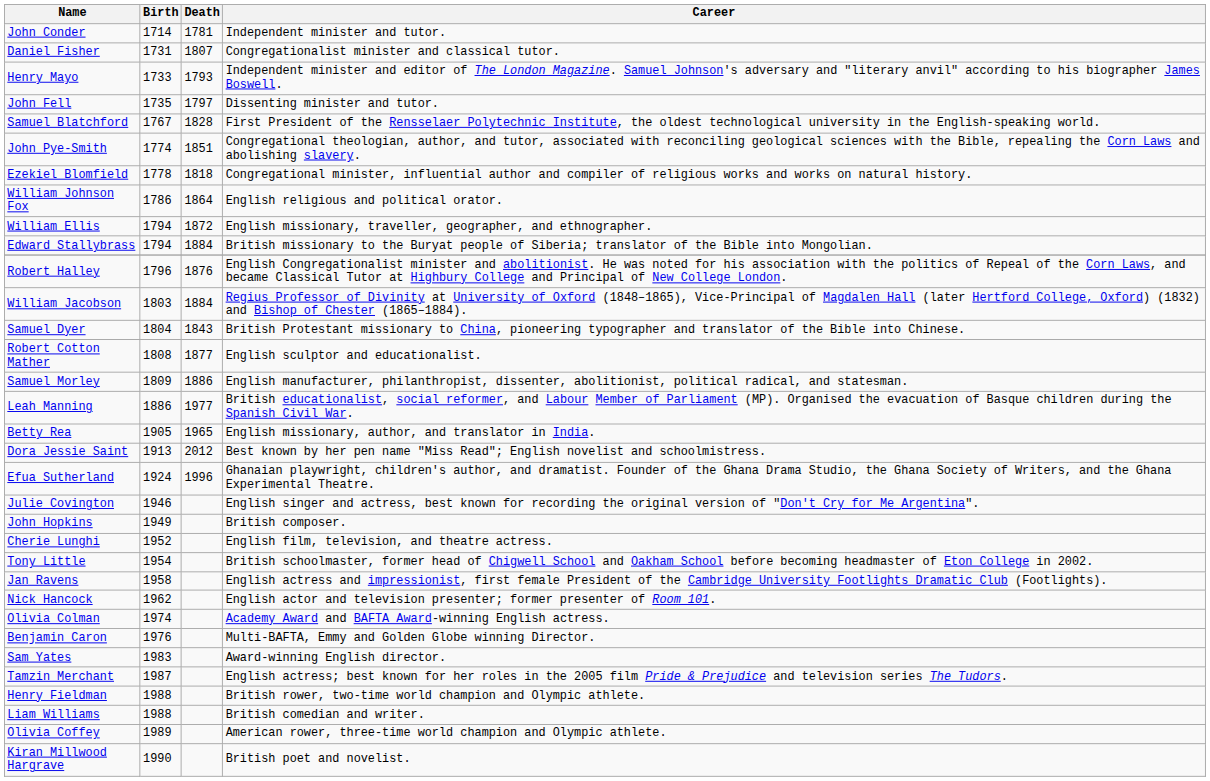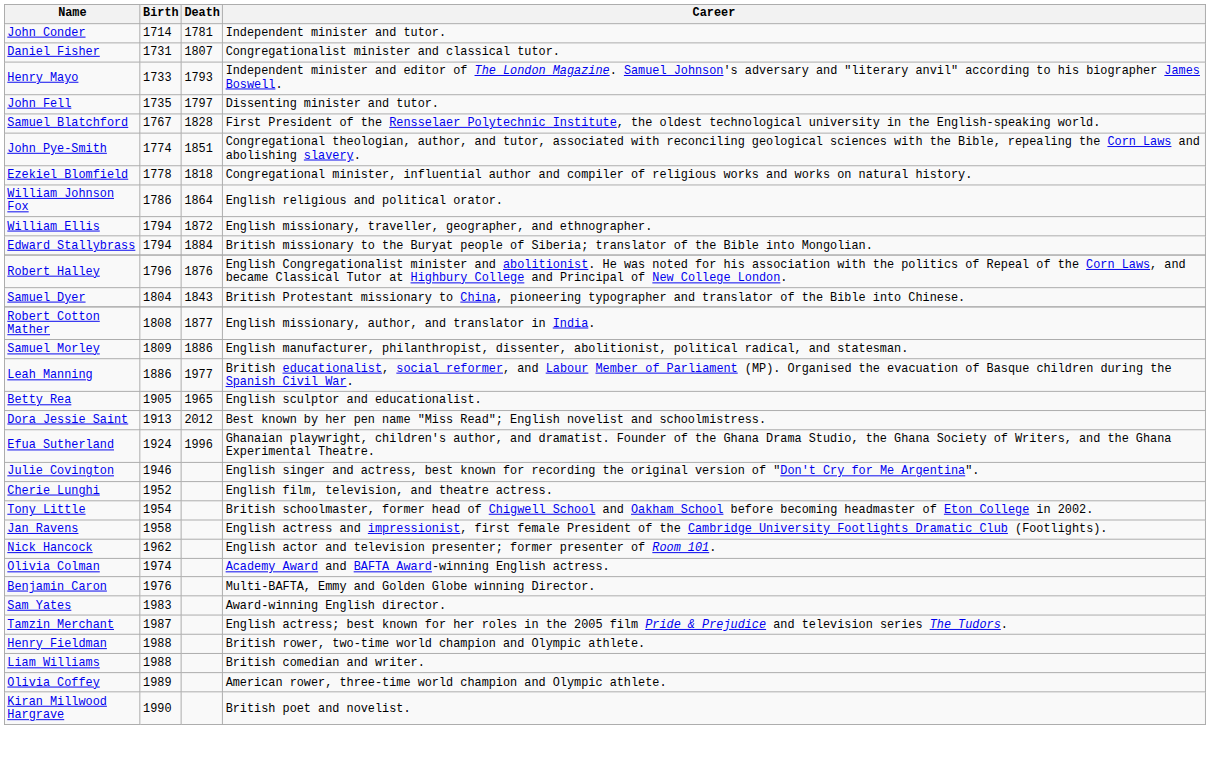- row: (64, 305)
(354, 356) English sculptor and educationalist. -> (411, 324) English missionary, author, and translator in India.
(411, 434) English missionary, author, and translator in India. -> (354, 401) English sculptor and educationalist.
- row: (50, 524)
